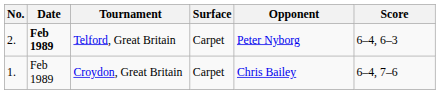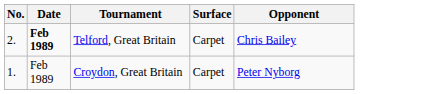- column: (394, 13)
(268, 39) Peter Nyborg -> (267, 39) Chris Bailey
(267, 72) Chris Bailey -> (268, 72) Peter Nyborg
